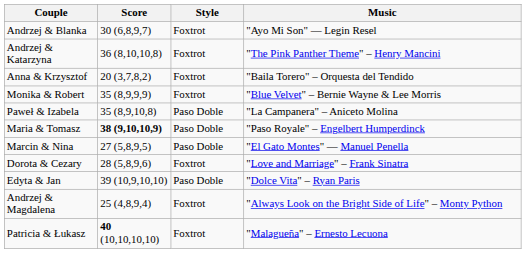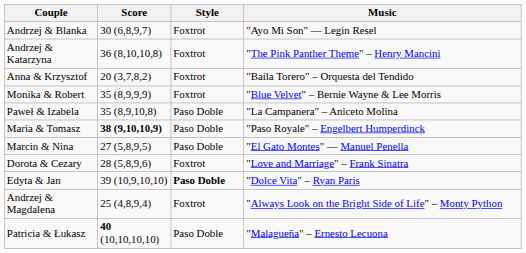(198, 180) normal -> (199, 180) bold
(189, 233) Foxtrot -> (198, 233) Paso Doble
